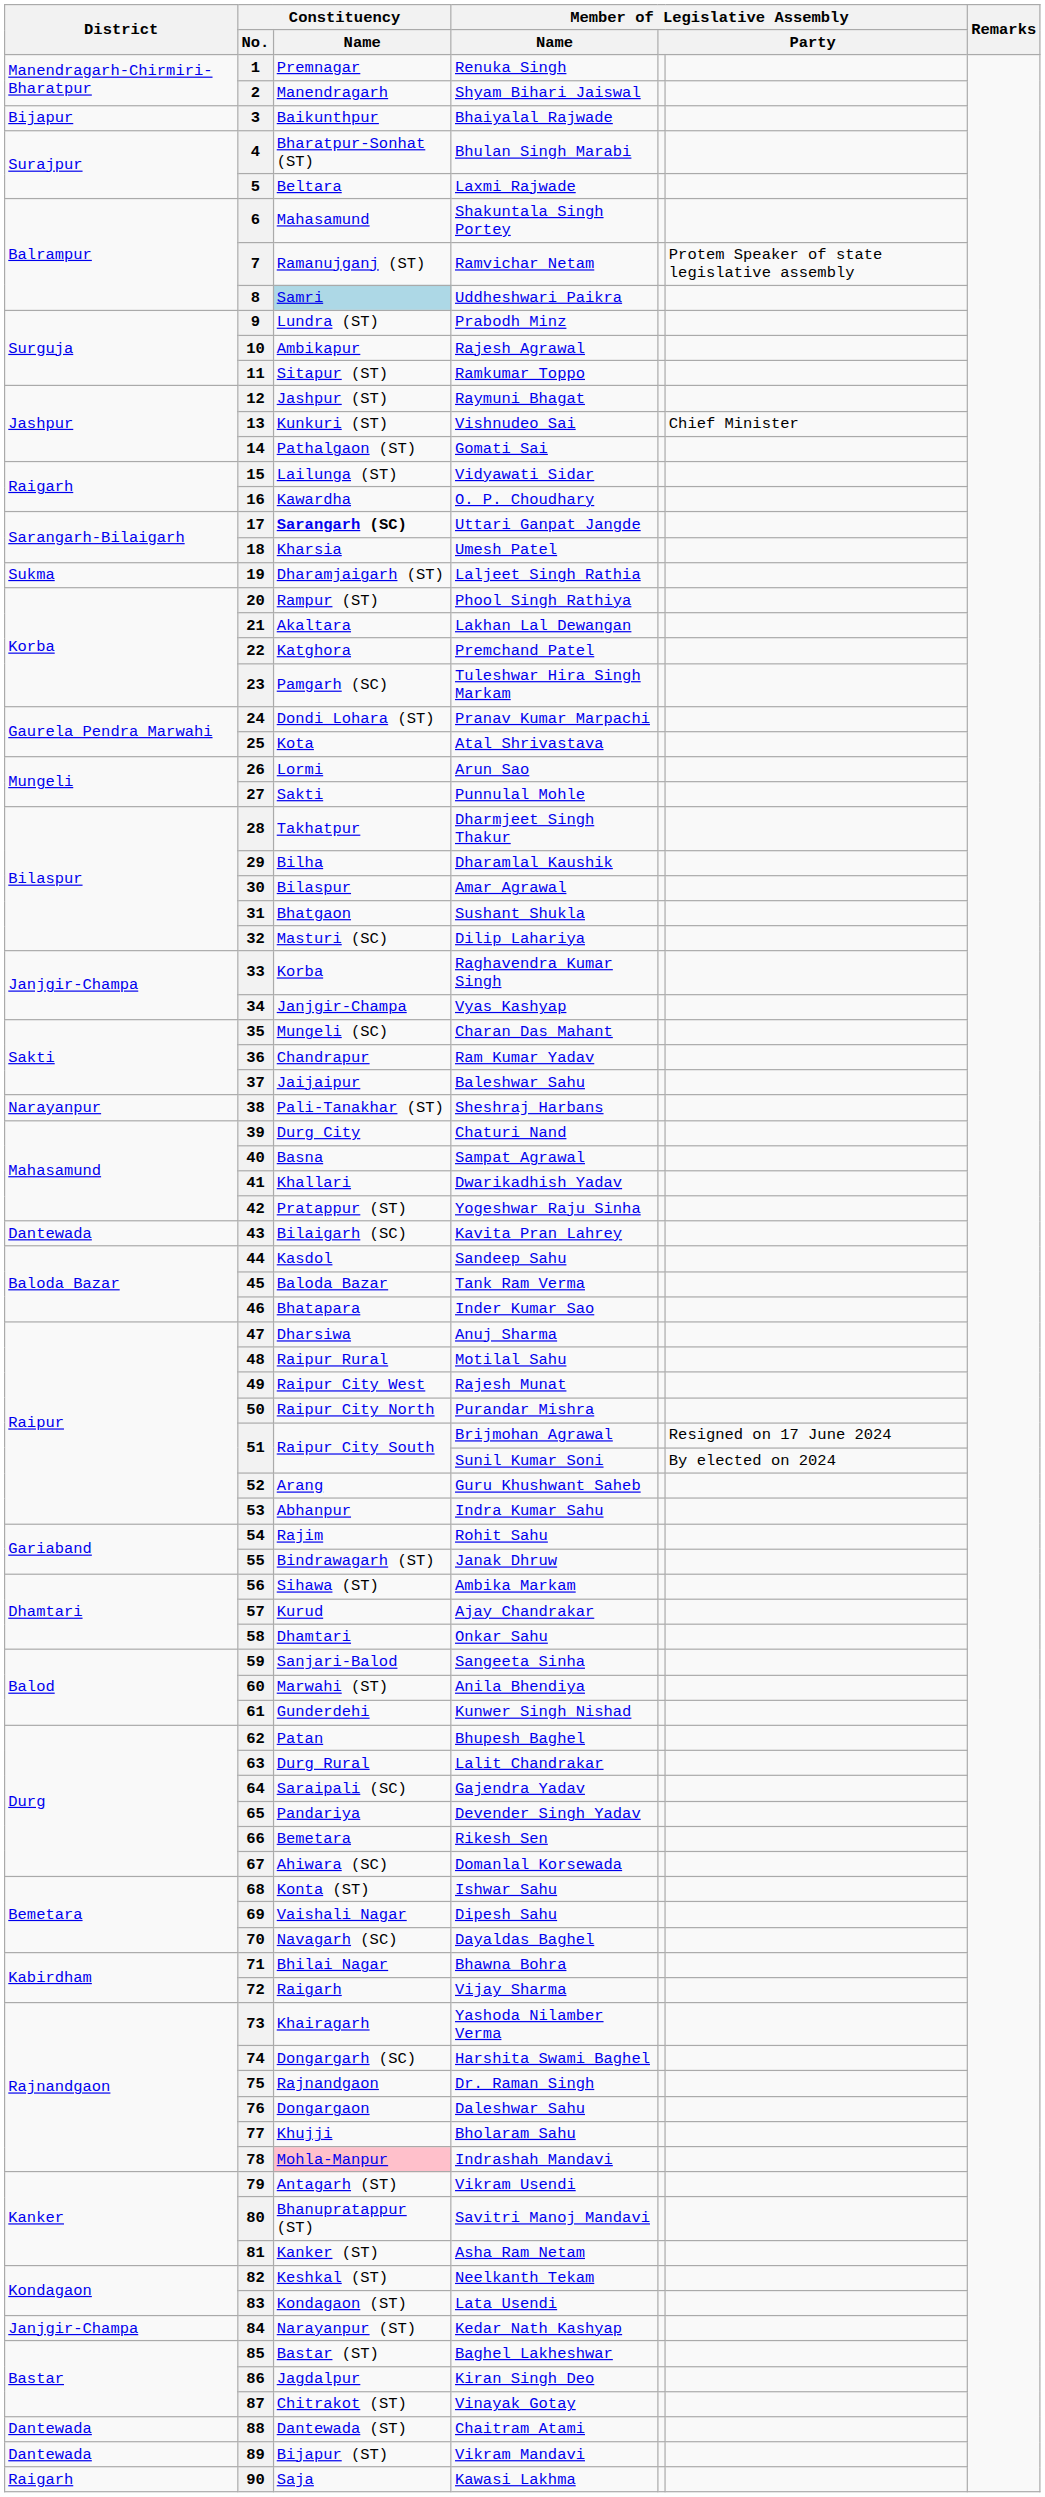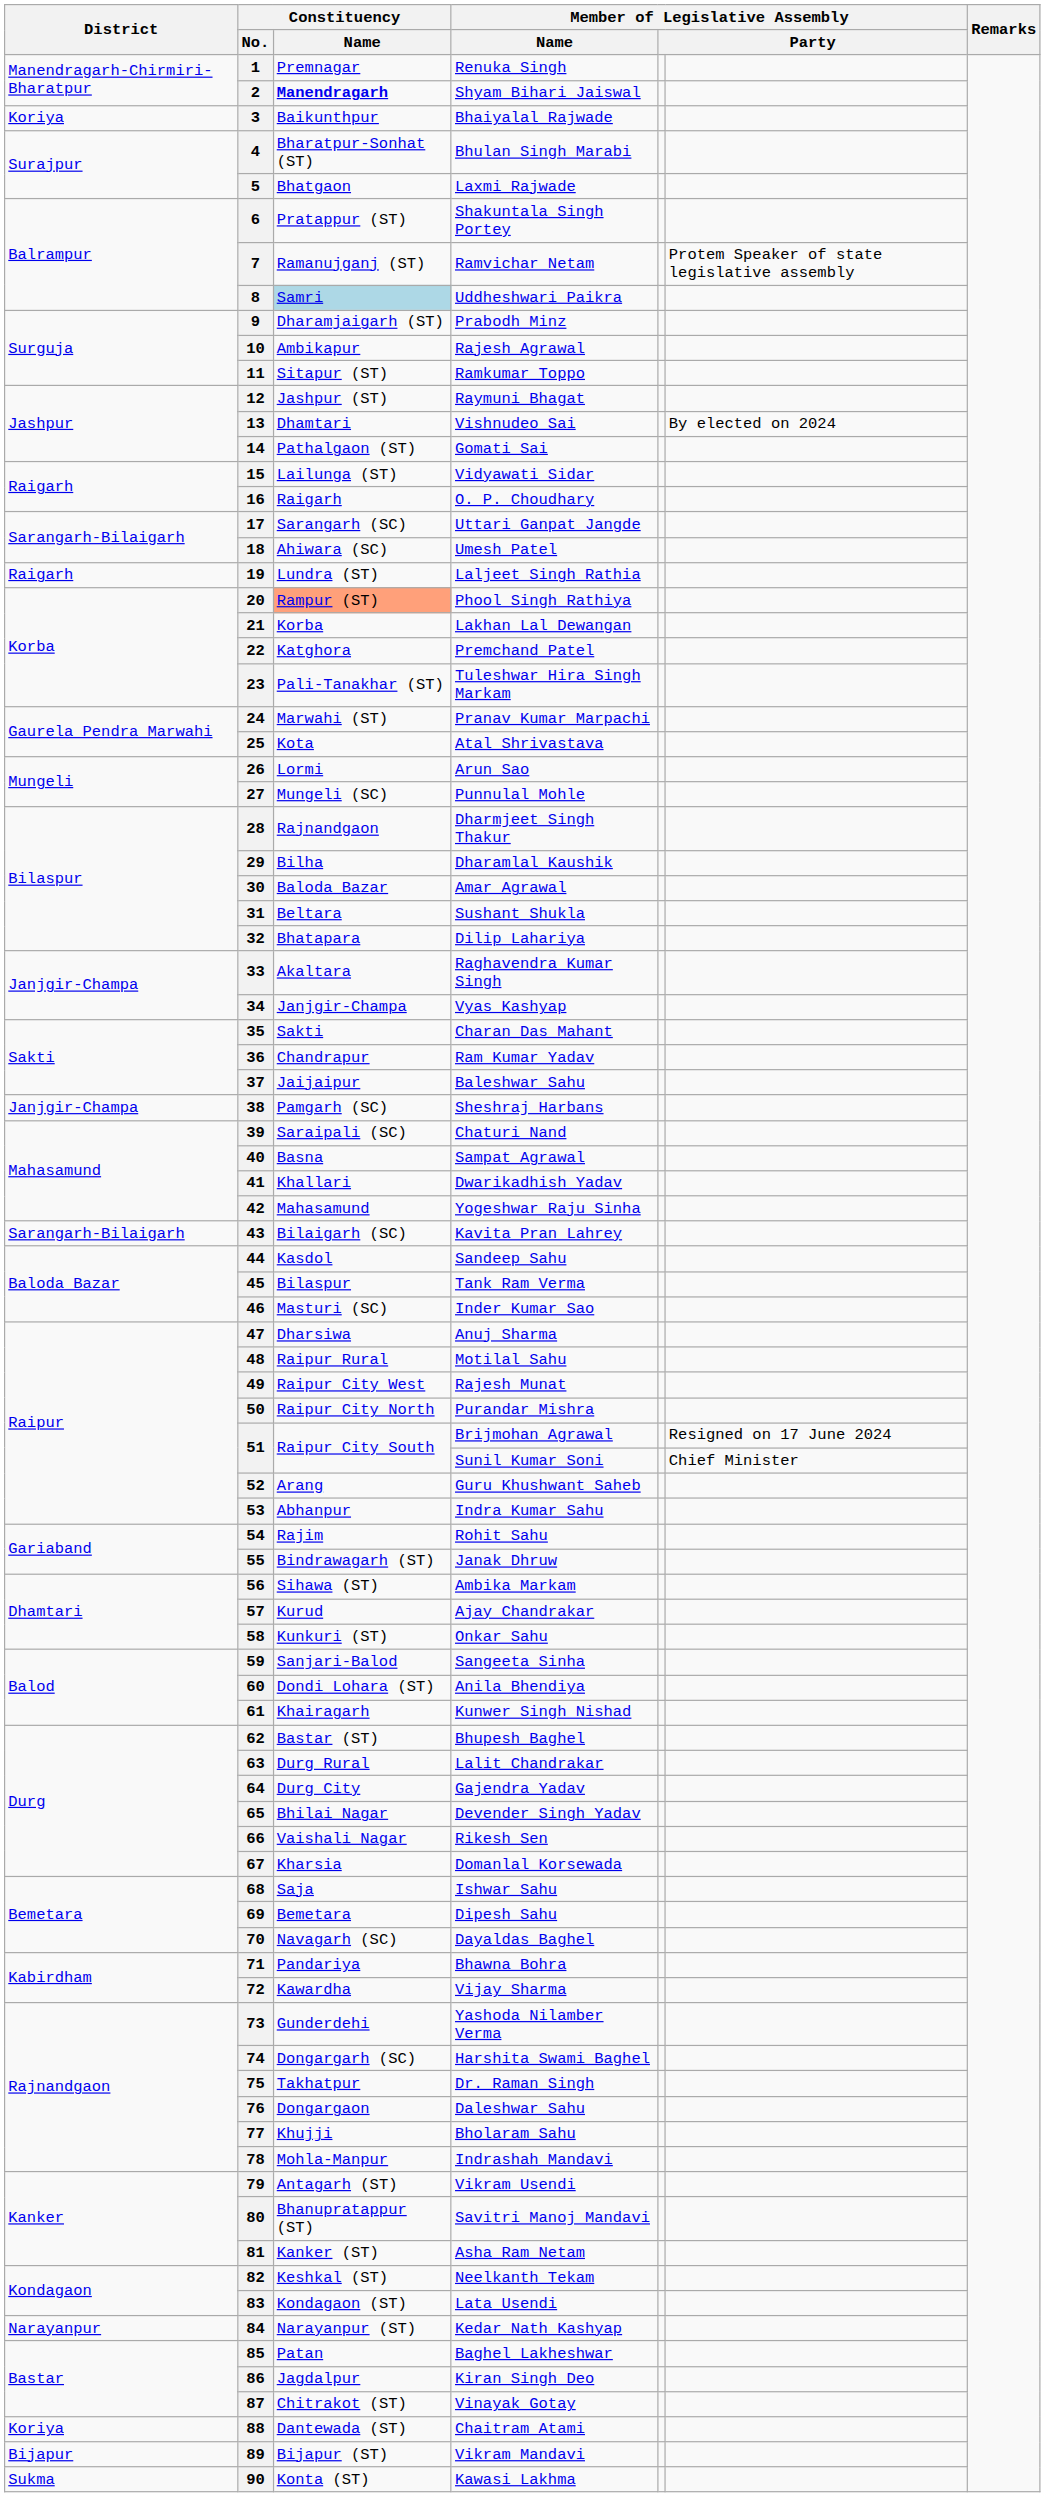(332, 93) normal -> (332, 93) bold
(41, 118) Bijapur -> (36, 118) Koriya
(309, 186) Beltara -> (314, 186) Bhatgaon
(323, 220) Mahasamund -> (342, 220) Pratappur (ST)
(328, 323) Lundra (ST) -> (360, 323) Dharamjaigarh (ST)
(332, 424) Kunkuri (ST) -> (314, 424) Dhamtari
(734, 424) Chief Minister -> (752, 424) By elected on 2024
(314, 499) Kawardha -> (309, 499) Raigarh
(342, 525) bold -> (342, 525) normal
(309, 550) Kharsia -> (332, 550) Ahiwara (SC)
(31, 575) Sukma -> (41, 575) Raigarh
(360, 575) Dharamjaigarh (ST) -> (328, 575) Lundra (ST)
(328, 600) no background -> (328, 600) lightsalmon background
(314, 625) Akaltara -> (300, 625) Korba
(332, 685) Pamgarh (SC) -> (360, 685) Pali-Tanakhar (ST)
(356, 719) Dondi Lohara (ST) -> (332, 719) Marwahi (ST)
(300, 795) Sakti -> (332, 795) Mungeli (SC)
(319, 829) Takhatpur -> (328, 829) Rajnandgaon
(314, 888) Bilaspur -> (332, 888) Baloda Bazar
(314, 913) Bhatgaon -> (309, 913) Beltara
(332, 938) Masturi (SC) -> (319, 938) Bhatapara
(300, 973) Korba -> (314, 973) Akaltara
(332, 1032) Mungeli (SC) -> (300, 1032) Sakti
(55, 1108) Narayanpur -> (73, 1108) Janjgir-Champa
(360, 1108) Pali-Tanakhar (ST) -> (332, 1108) Pamgarh (SC)
(319, 1133) Durg City -> (342, 1133) Saraipali (SC)
(342, 1208) Pratappur (ST) -> (323, 1208) Mahasamund
(50, 1234) Dantewada -> (96, 1234) Sarangarh-Bilaigarh
(332, 1284) Baloda Bazar -> (314, 1284) Bilaspur
(319, 1309) Bhatapara -> (332, 1309) Masturi (SC)
(752, 1461) By elected on 2024 -> (734, 1461) Chief Minister
(314, 1637) Dhamtari -> (332, 1637) Kunkuri (ST)
(332, 1688) Marwahi (ST) -> (356, 1688) Dondi Lohara (ST)
(323, 1713) Gunderdehi -> (323, 1713) Khairagarh
(300, 1738) Patan -> (328, 1738) Bastar (ST)
(342, 1788) Saraipali (SC) -> (319, 1788) Durg City
(319, 1814) Pandariya -> (332, 1814) Bhilai Nagar
(314, 1839) Bemetara -> (342, 1839) Vaishali Nagar
(332, 1864) Ahiwara (SC) -> (309, 1864) Kharsia
(323, 1889) Konta (ST) -> (295, 1889) Saja
(342, 1914) Vaishali Nagar -> (314, 1914) Bemetara
(332, 1965) Bhilai Nagar -> (319, 1965) Pandariya
(309, 1990) Raigarh -> (314, 1990) Kawardha
(323, 2024) Khairagarh -> (323, 2024) Gunderdehi
(328, 2084) Rajnandgaon -> (319, 2084) Takhatpur
(332, 2159) pink background -> (332, 2159) no background
(73, 2328) Janjgir-Champa -> (55, 2328) Narayanpur
(328, 2354) Bastar (ST) -> (300, 2354) Patan
(50, 2429) Dantewada -> (36, 2429) Koriya
(50, 2454) Dantewada -> (41, 2454) Bijapur
(41, 2480) Raigarh -> (31, 2480) Sukma
(295, 2480) Saja -> (323, 2480) Konta (ST)
